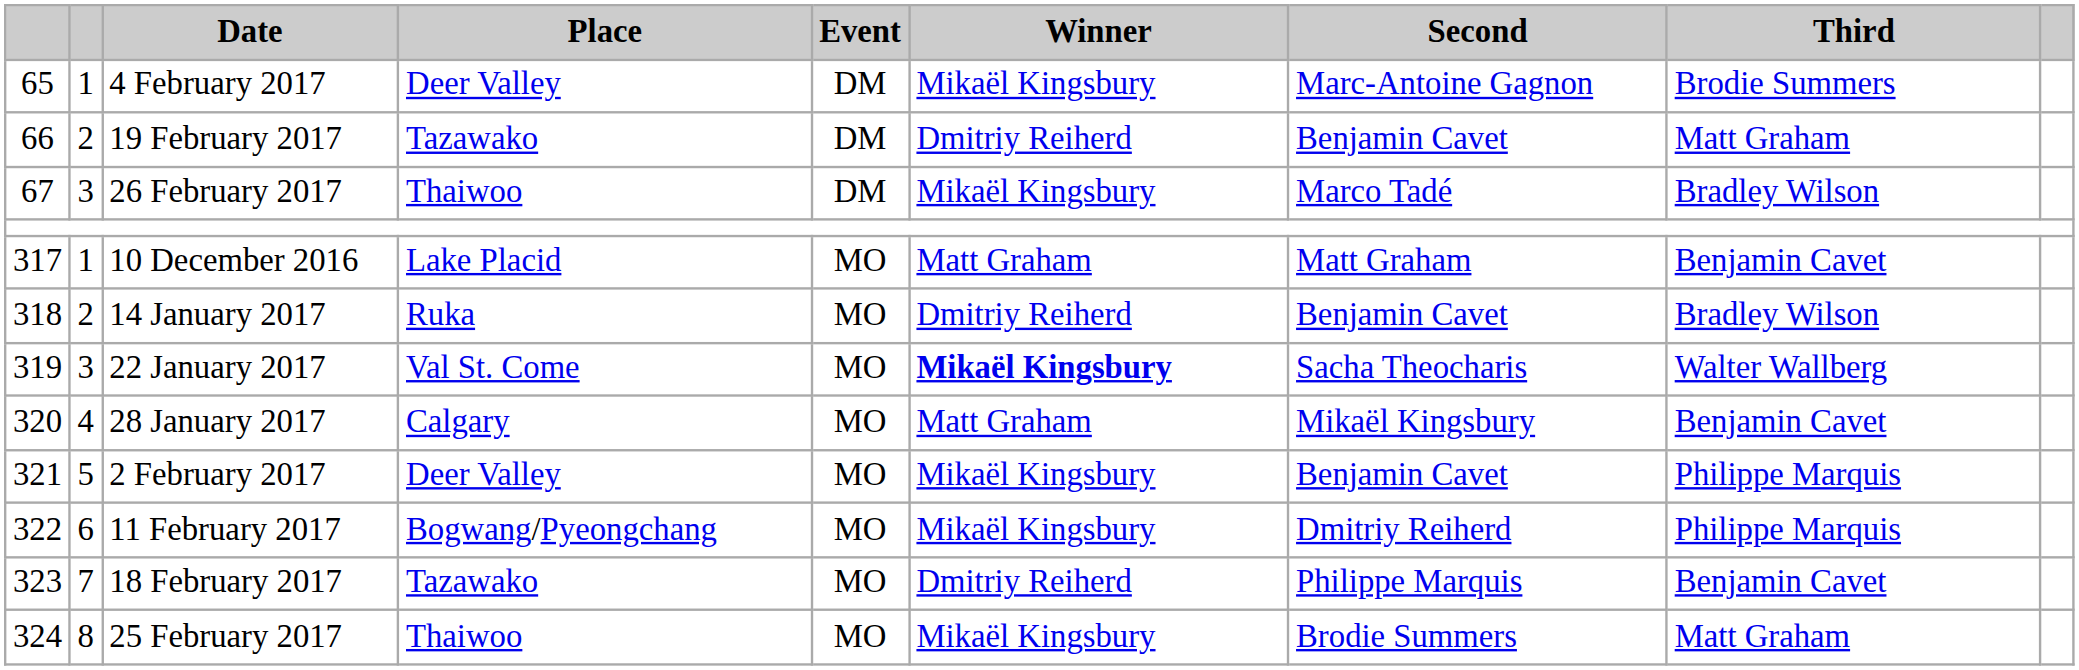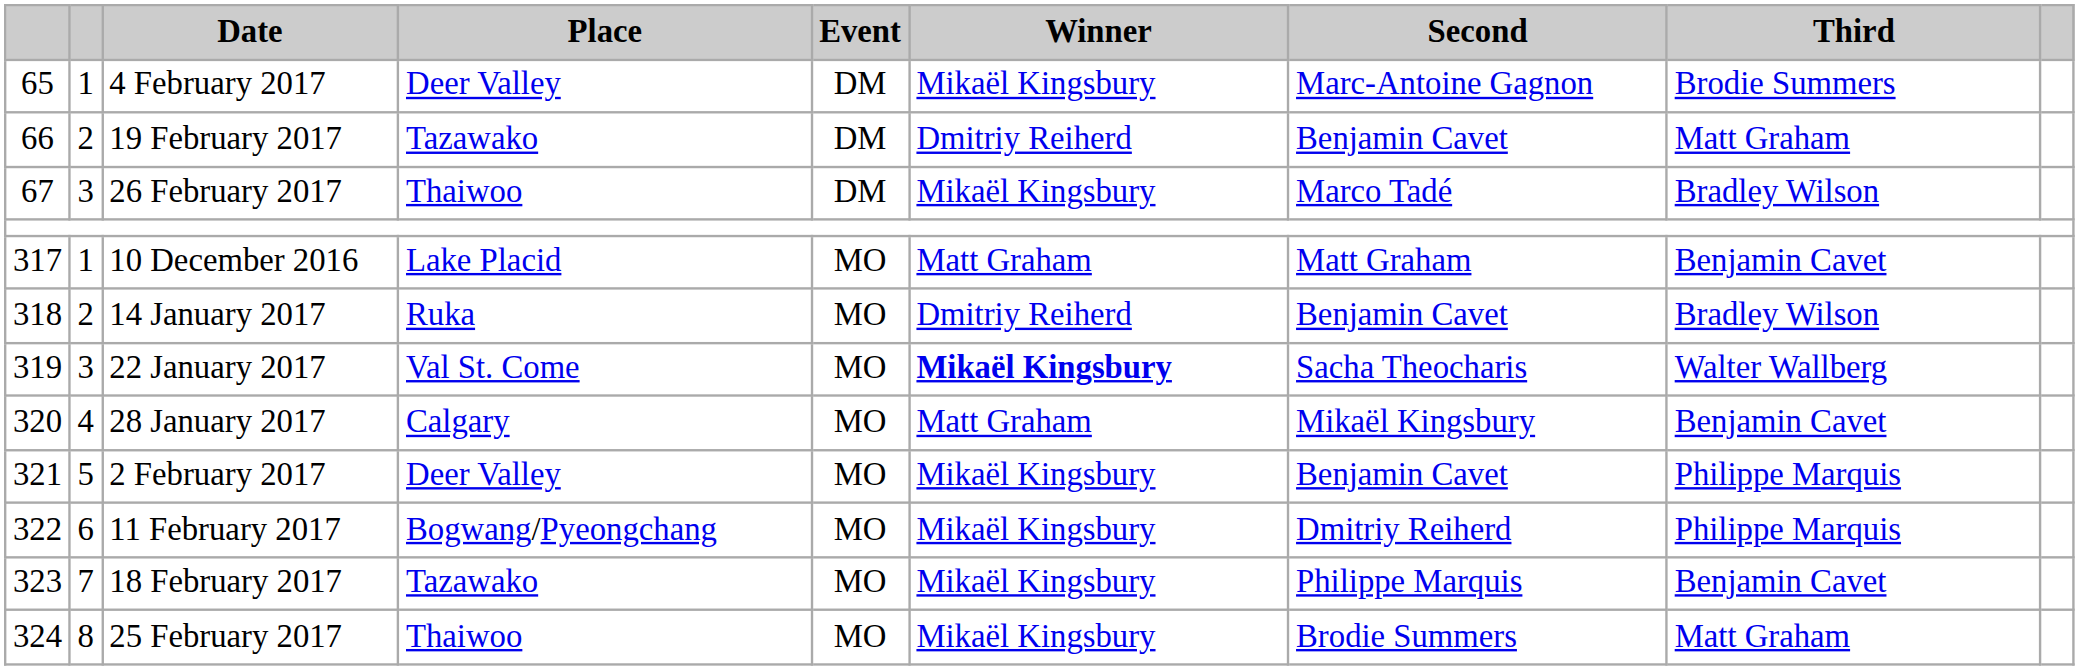(1024, 581) Dmitriy Reiherd -> (1036, 581) Mikaël Kingsbury
